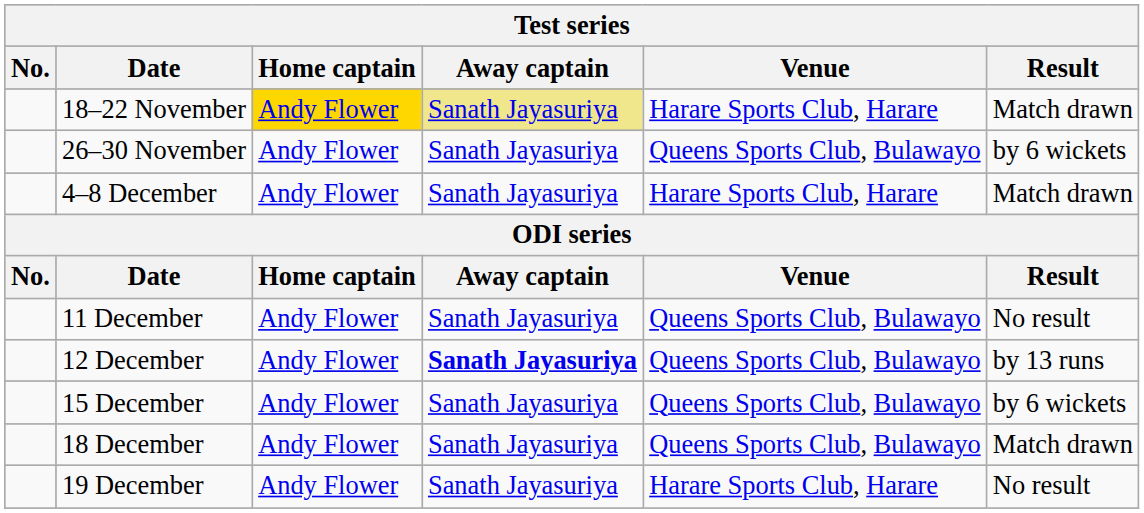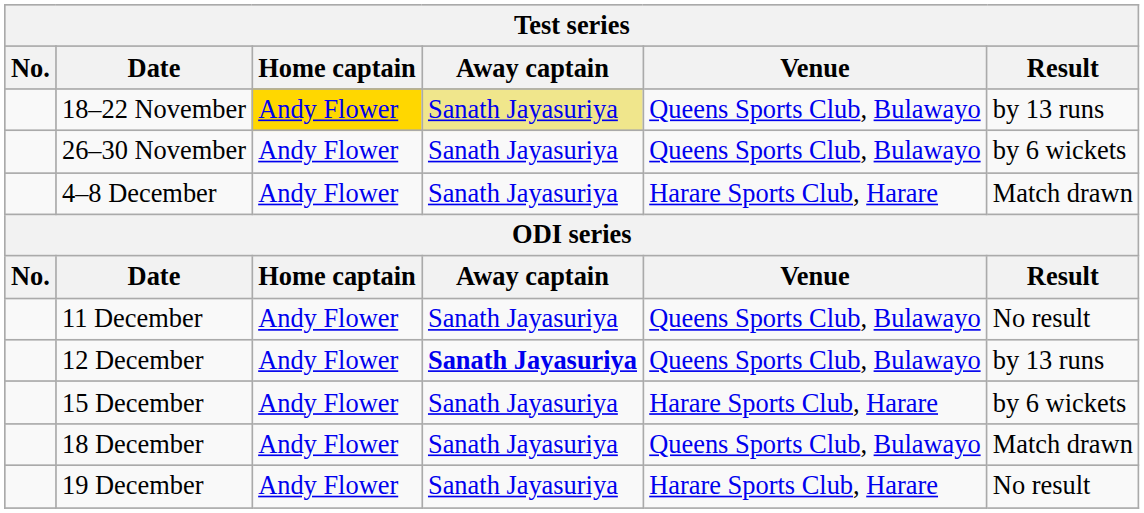(794, 109) Harare Sports Club, Harare -> (815, 109) Queens Sports Club, Bulawayo
(1063, 109) Match drawn -> (1049, 109) by 13 runs
(815, 402) Queens Sports Club, Bulawayo -> (794, 402) Harare Sports Club, Harare
